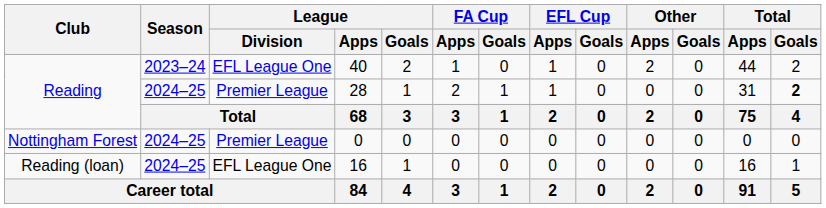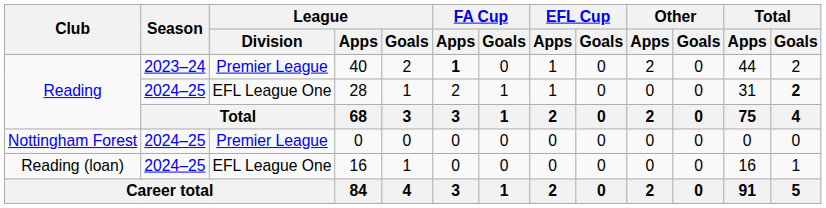(272, 66) EFL League One -> (272, 66) Premier League
(456, 66) normal -> (456, 66) bold
(272, 91) Premier League -> (272, 91) EFL League One
